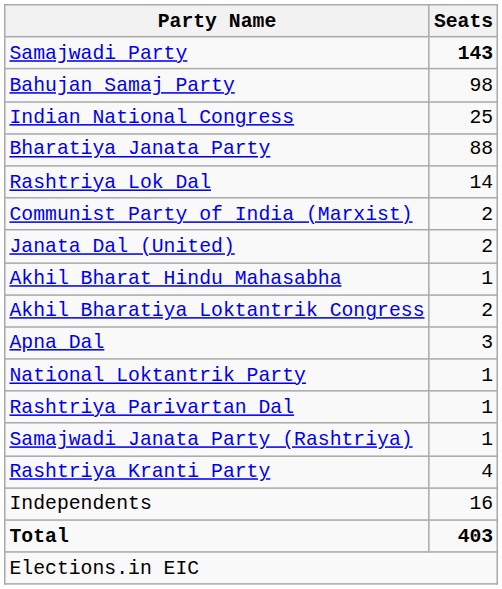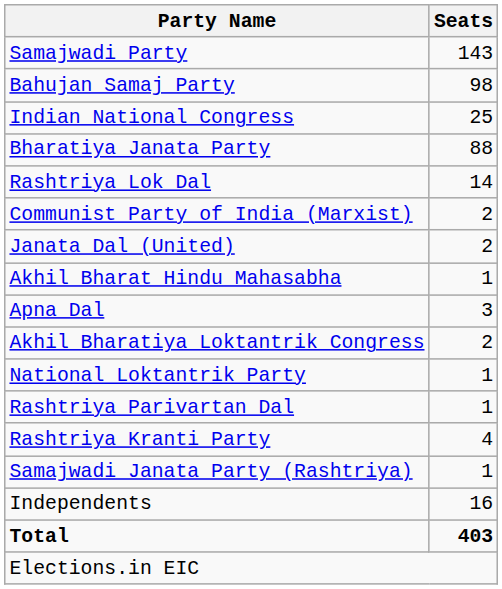(475, 53) bold -> (475, 53) normal
rows swapped: (217, 311) <-> (57, 343)
rows swapped: (140, 472) <-> (211, 440)
